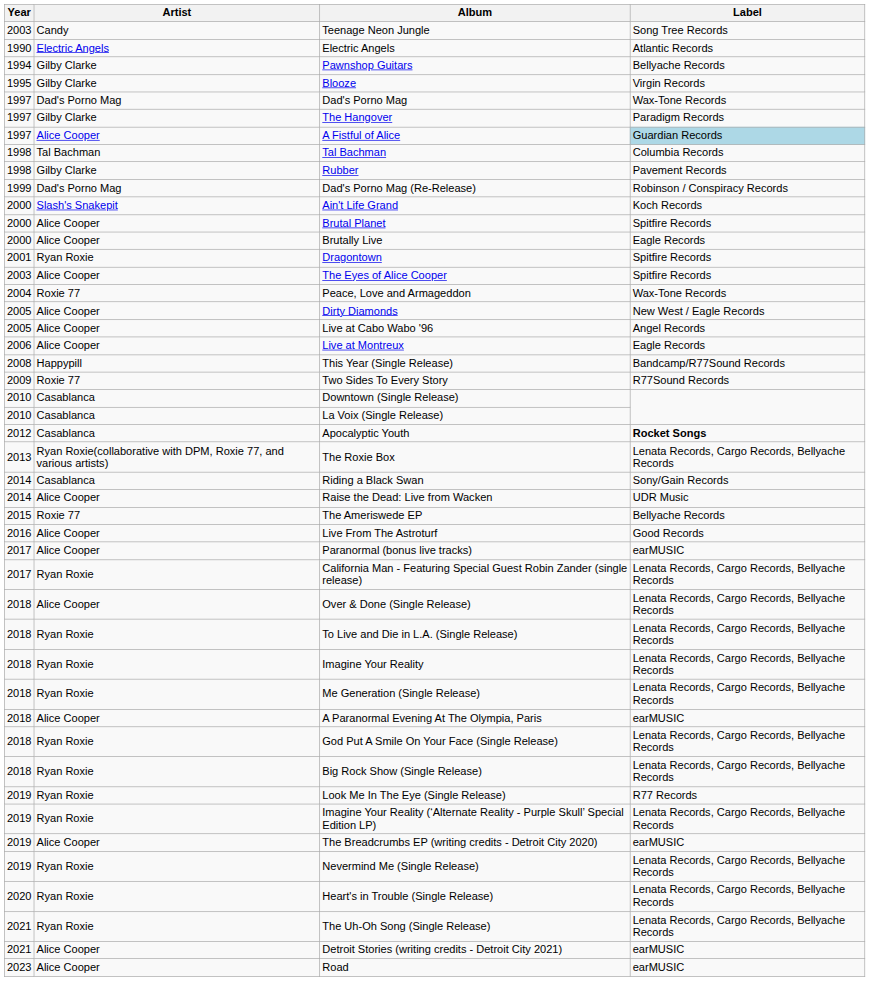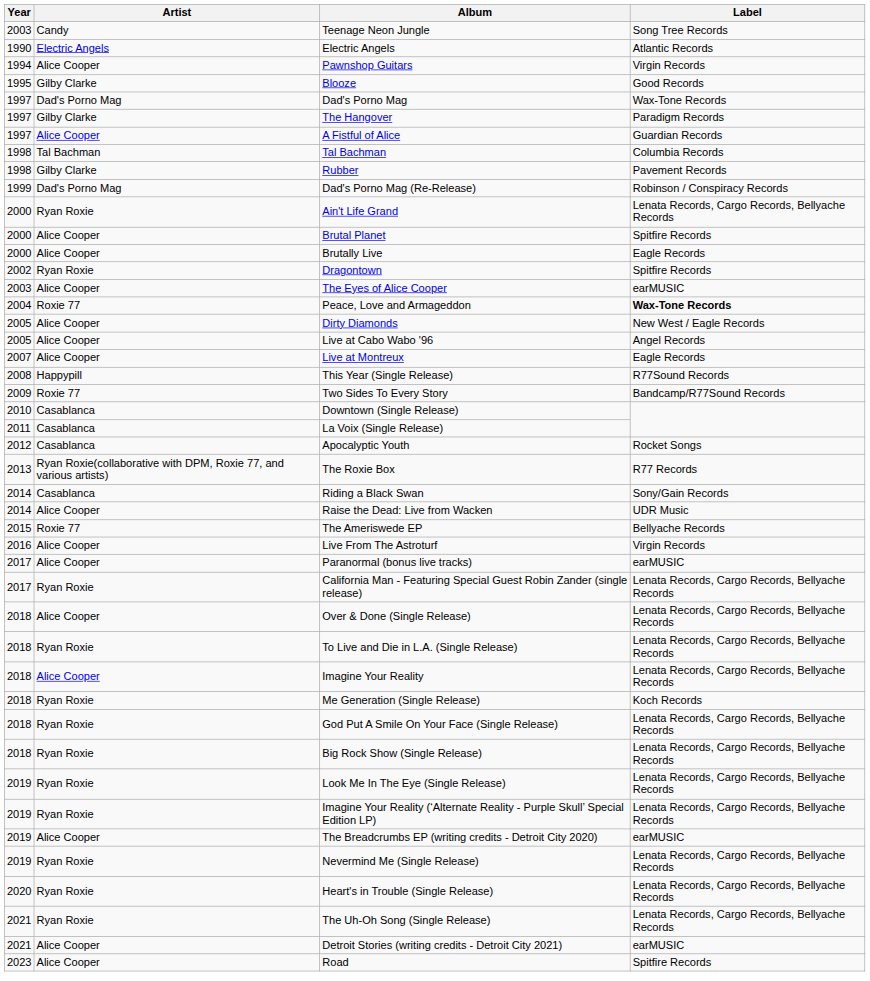(67, 65) Gilby Clarke -> (68, 65) Alice Cooper
(679, 65) Bellyache Records -> (669, 65) Virgin Records
(669, 83) Virgin Records -> (668, 83) Good Records
(677, 135) lightblue background -> (677, 135) no background
(77, 205) Slash's Snakepit -> (65, 212) Ryan Roxie
(667, 205) Koch Records -> (739, 212) Lenata Records, Cargo Records, Bellyache Records
(19, 258) 2001 -> (19, 270) 2002
(672, 275) Spitfire Records -> (658, 288) earMUSIC
(679, 293) normal -> (682, 305) bold
(19, 345) 2006 -> (19, 358) 2007
(709, 363) Bandcamp/R77Sound Records -> (681, 375) R77Sound Records
(681, 380) R77Sound Records -> (709, 393) Bandcamp/R77Sound Records
(19, 415) 2010 -> (19, 428) 2011
(670, 433) bold -> (667, 445) normal
(739, 457) Lenata Records, Cargo Records, Bellyache Records -> (665, 469) R77 Records
(668, 533) Good Records -> (669, 545) Virgin Records
(65, 664) Ryan Roxie -> (68, 676) Alice Cooper
(739, 694) Lenata Records, Cargo Records, Bellyache Records -> (667, 700) Koch Records
- row: (432, 718)
(665, 795) R77 Records -> (739, 784) Lenata Records, Cargo Records, Bellyache Records
(658, 967) earMUSIC -> (672, 962) Spitfire Records
